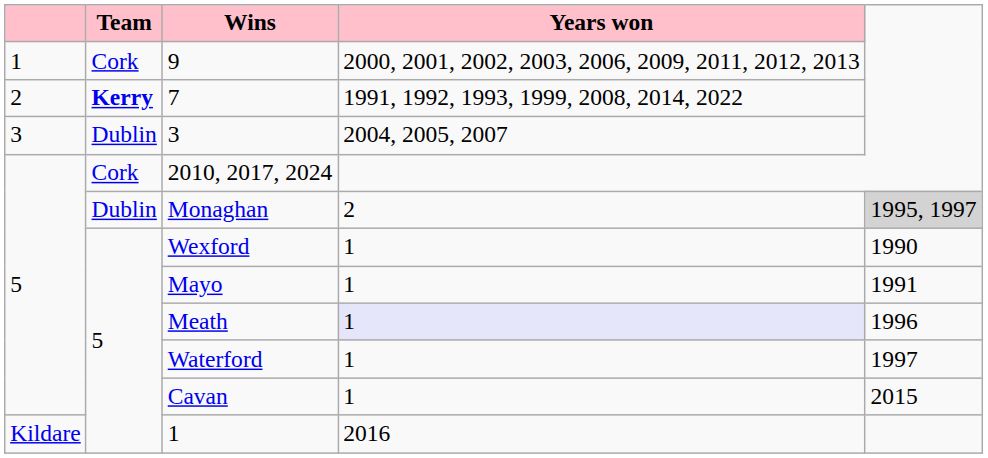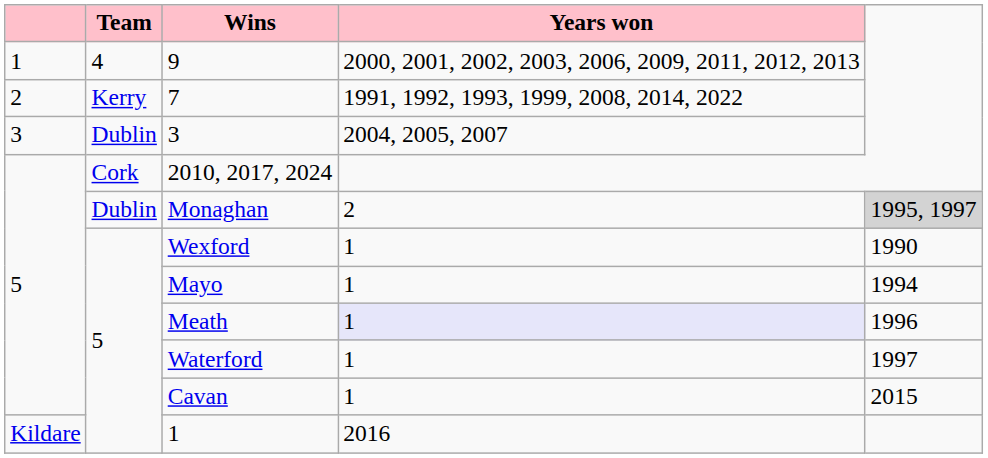(115, 60) Cork -> (97, 60) 4
(122, 97) bold -> (119, 97) normal
(894, 284) 1991 -> (894, 284) 1994
